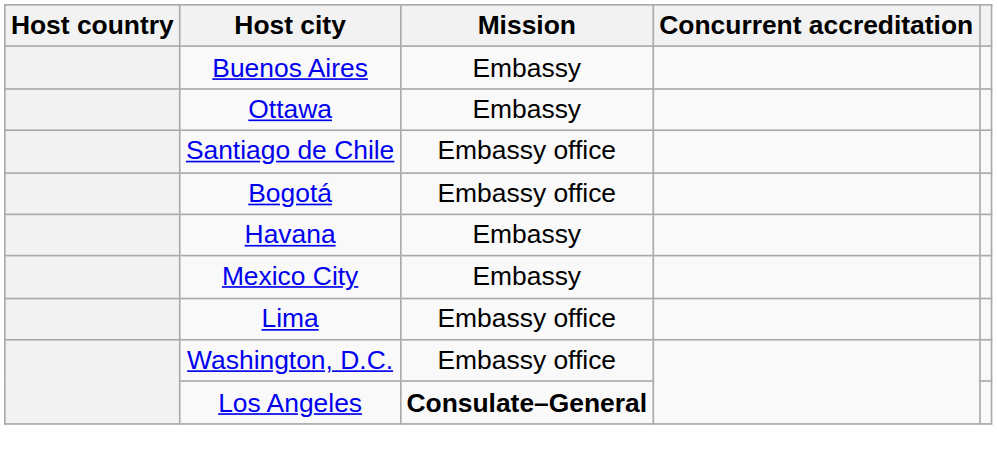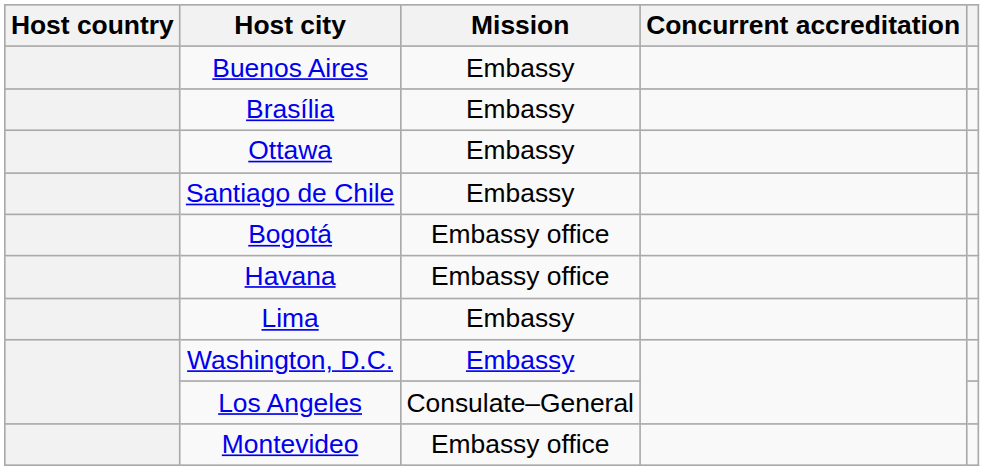+ row: (290, 109)
(527, 151) Embassy office -> (520, 192) Embassy
(527, 234) Embassy -> (520, 276) Embassy office
- row: (290, 276)
(527, 318) Embassy office -> (520, 318) Embassy
(527, 360) Embassy office -> (520, 360) Embassy
(527, 402) bold -> (520, 402) normal
+ row: (290, 444)
